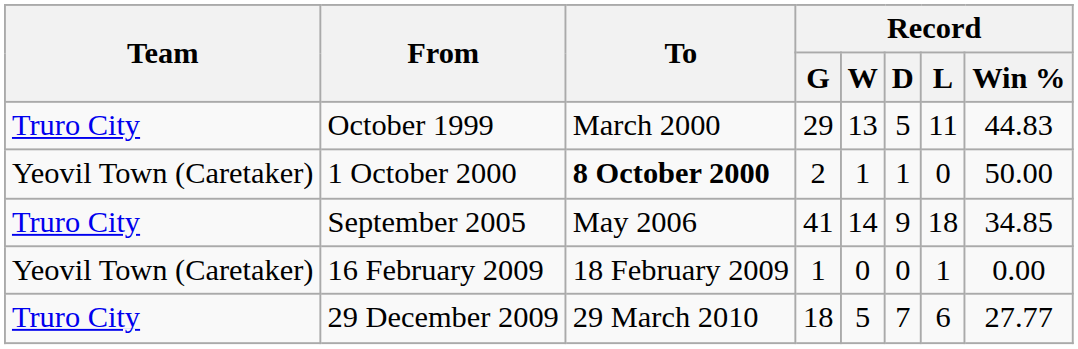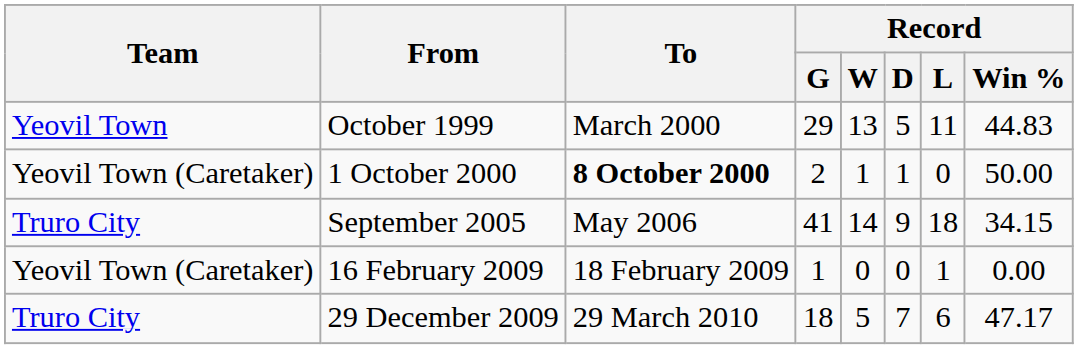(76, 125) Truro City -> (90, 125) Yeovil Town
(1019, 221) 34.85 -> (1019, 221) 34.15
(1019, 317) 27.77 -> (1019, 317) 47.17
